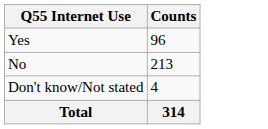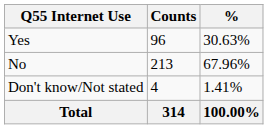+ column: (232, 16)
